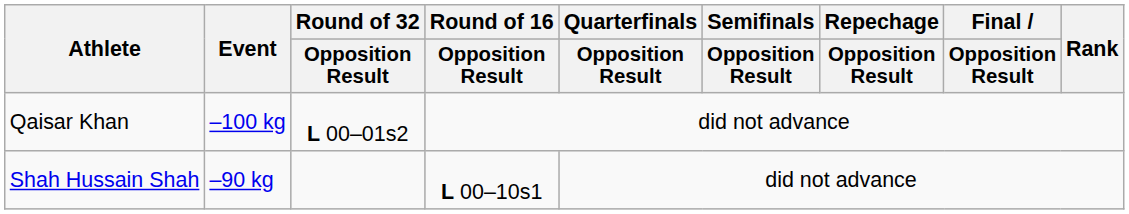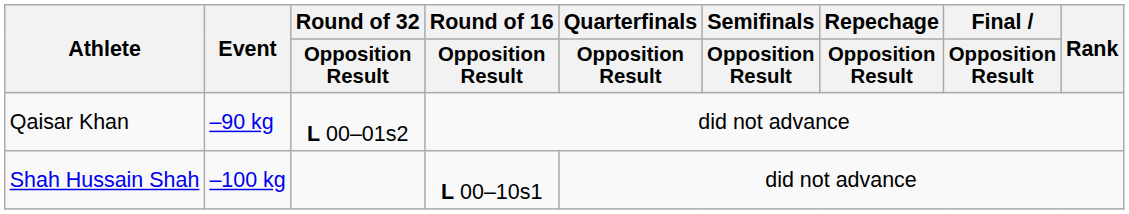(248, 122) –100 kg -> (242, 122) –90 kg
(242, 180) –90 kg -> (248, 180) –100 kg
